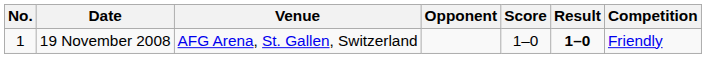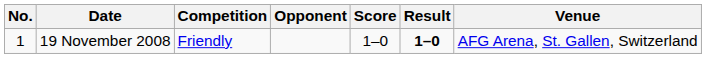columns swapped: (298, 16) <-> (653, 16)
